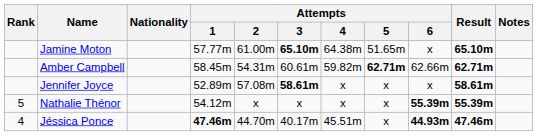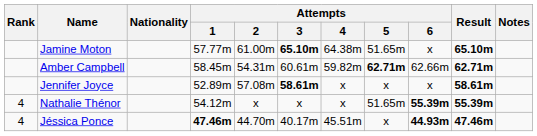(21, 103) 5 -> (21, 103) 4
(386, 103) x -> (386, 103) 51.65m
